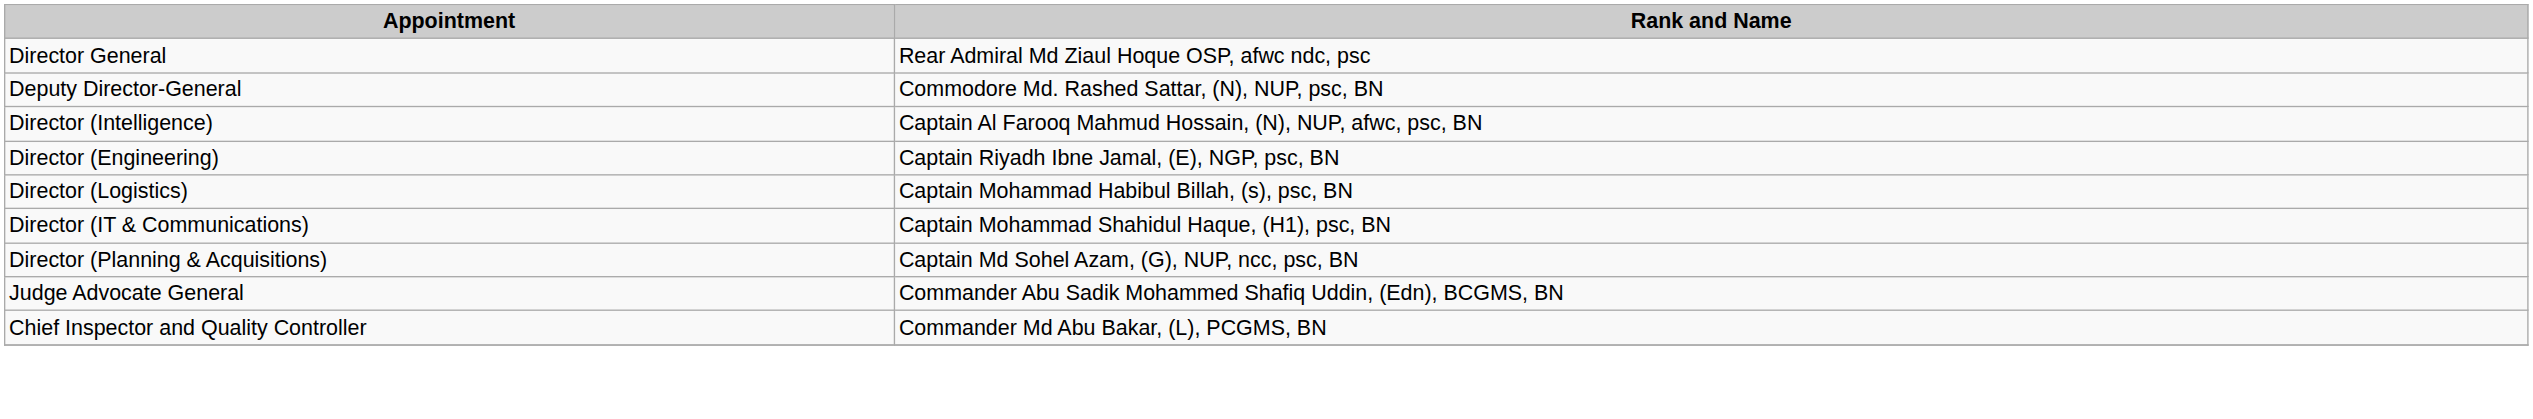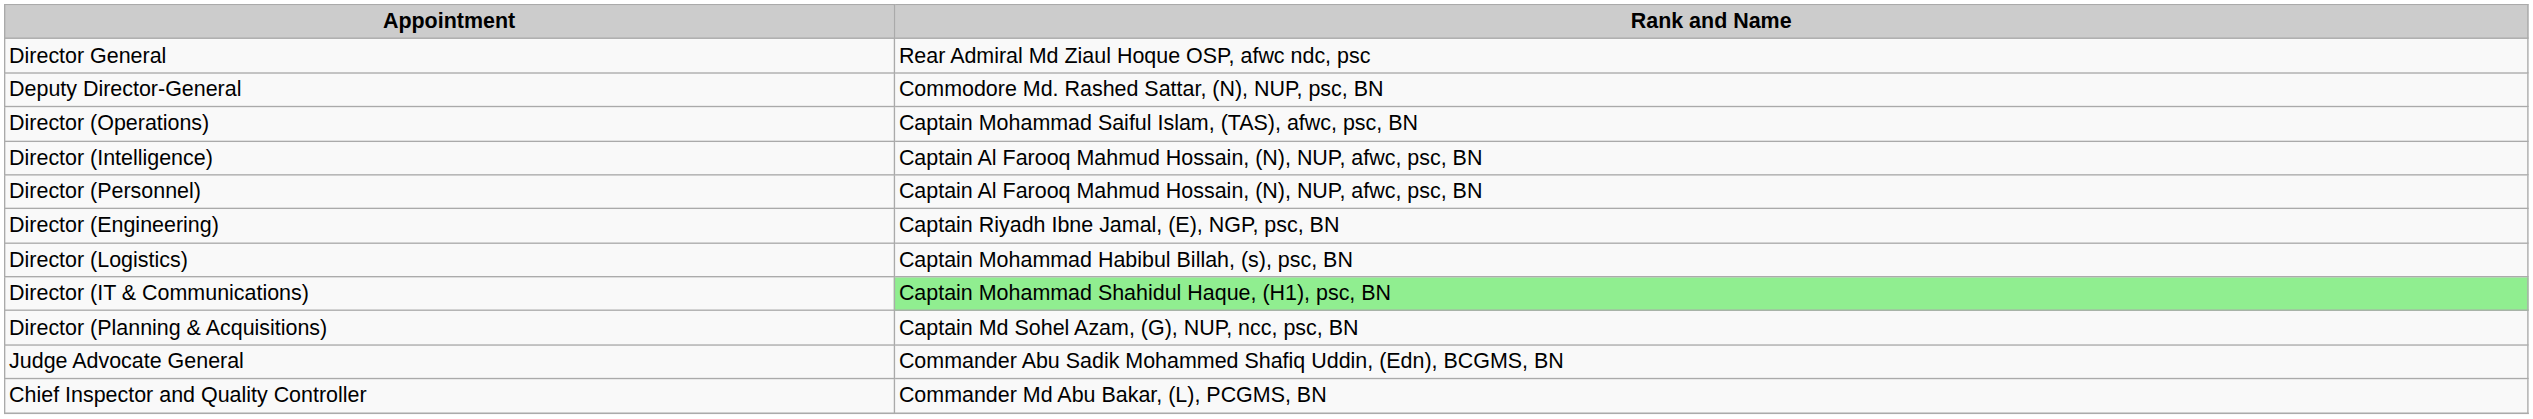+ row: (109, 123)
+ row: (105, 191)
(1145, 225) no background -> (1145, 293) lightgreen background
